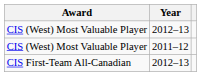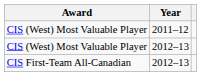rows swapped: (77, 46) <-> (77, 29)
